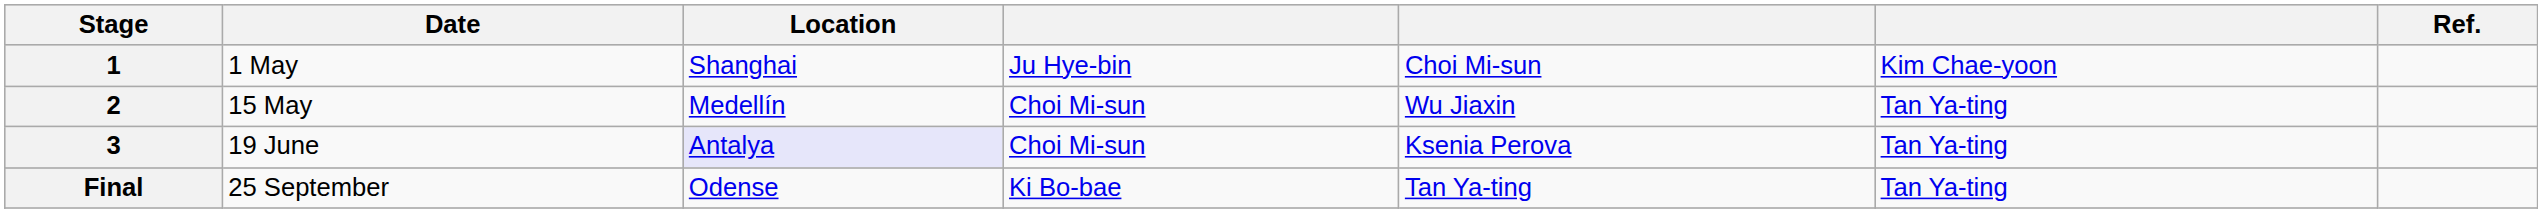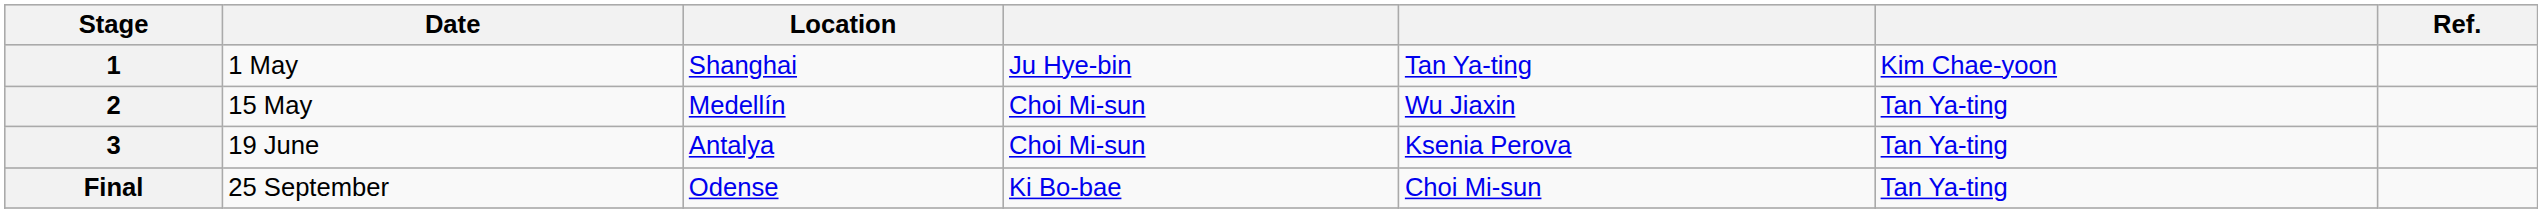(1473, 65) Choi Mi-sun -> (1468, 65) Tan Ya-ting
(732, 146) lavender background -> (732, 146) no background
(1468, 187) Tan Ya-ting -> (1473, 187) Choi Mi-sun
